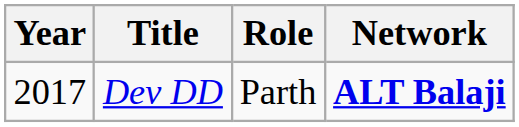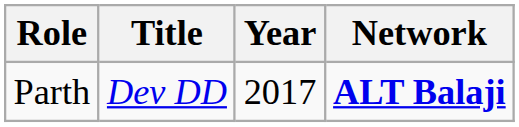columns swapped: (50, 33) <-> (278, 33)
